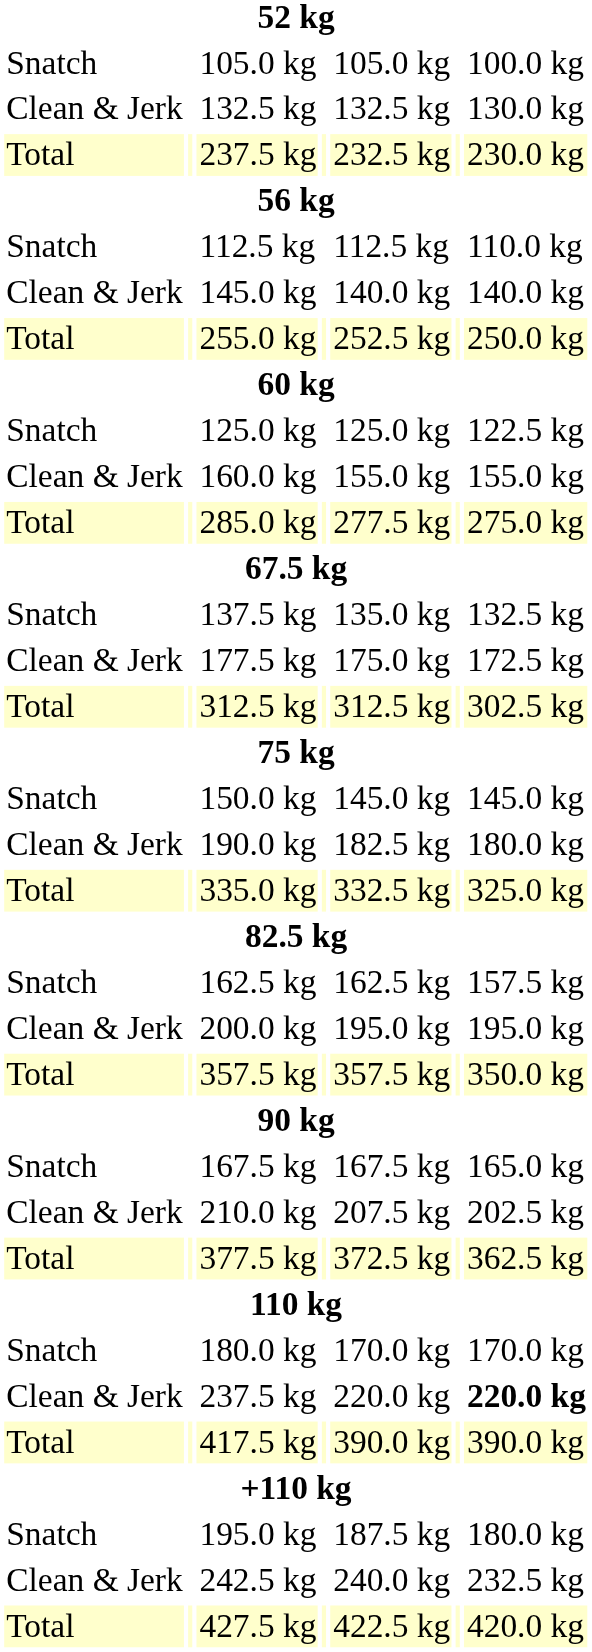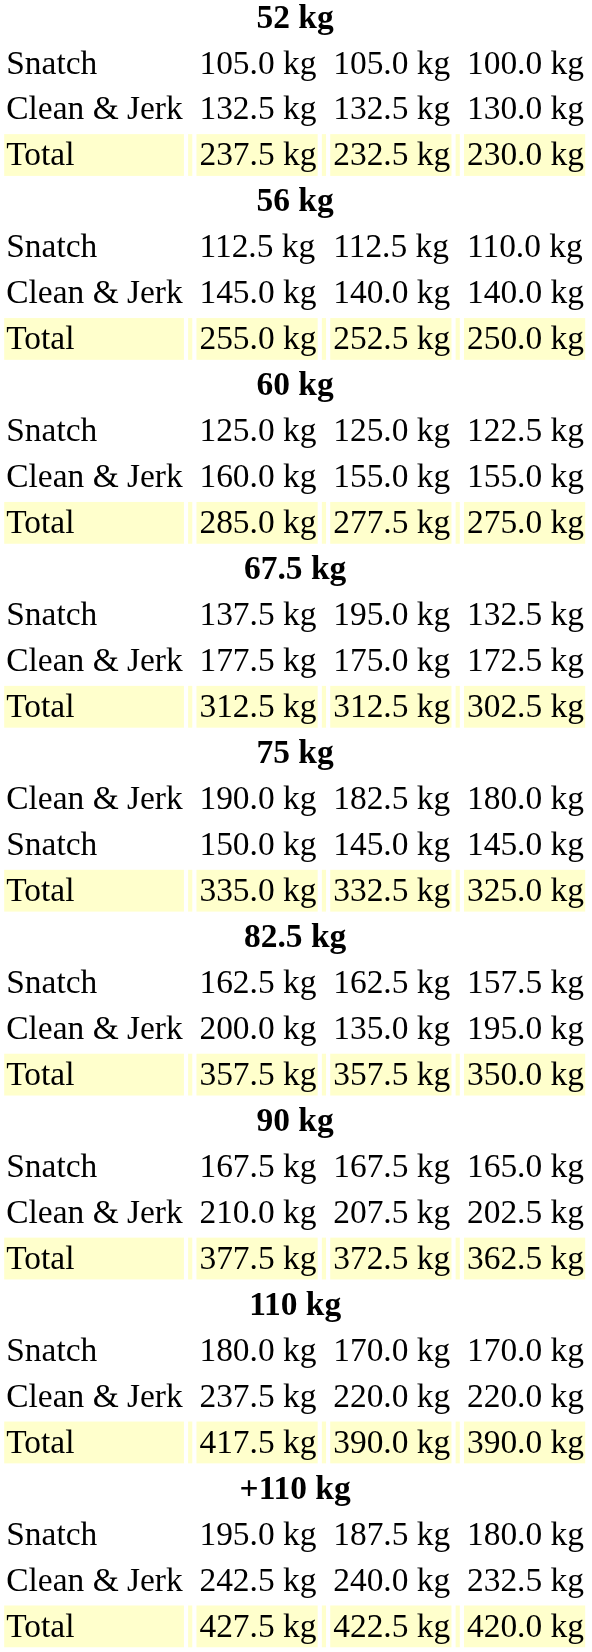(392, 614) 135.0 kg -> (392, 614) 195.0 kg
rows swapped: (52, 798) <-> (94, 844)
(392, 1028) 195.0 kg -> (392, 1028) 135.0 kg
(526, 1395) bold -> (525, 1395) normal
